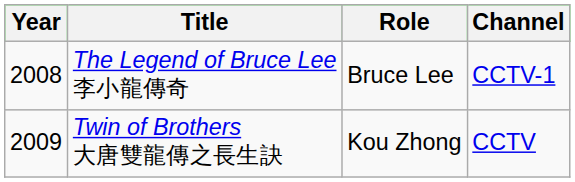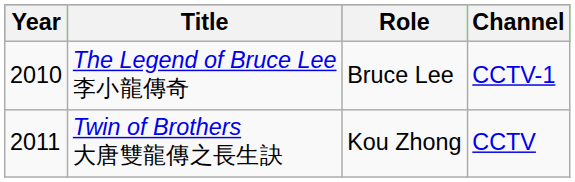(36, 75) 2008 -> (36, 75) 2010
(36, 143) 2009 -> (35, 143) 2011
